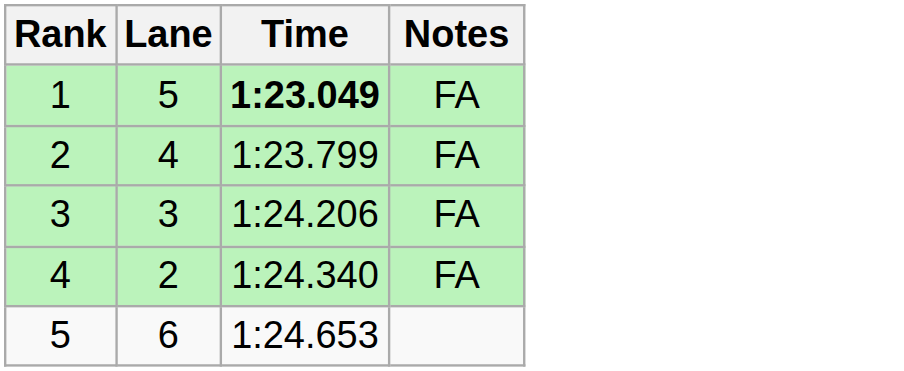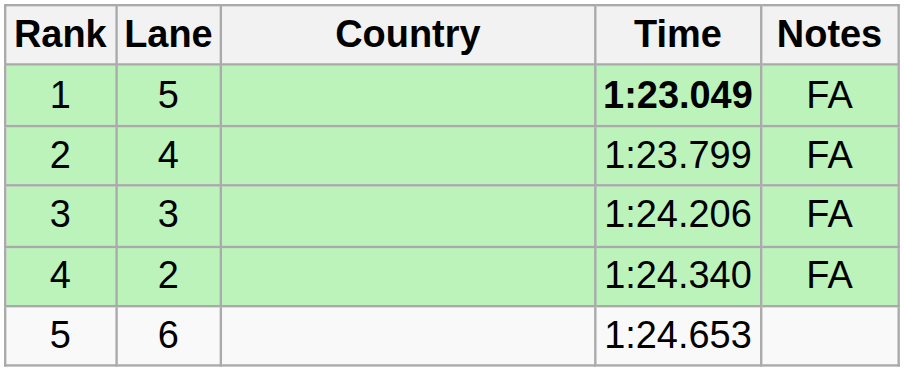+ column: (408, 34)
